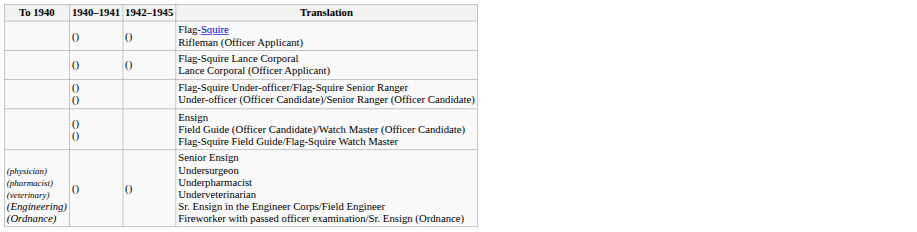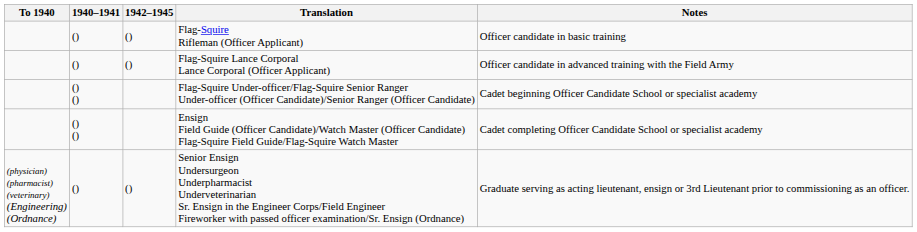+ column: (695, 13)
